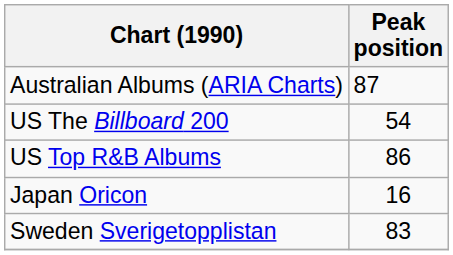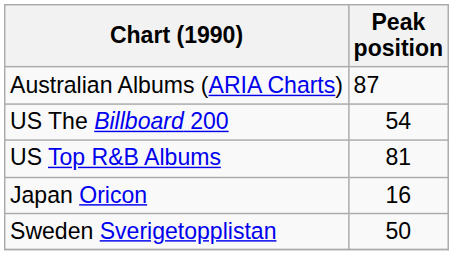(398, 158) 86 -> (398, 158) 81
(398, 231) 83 -> (398, 231) 50
